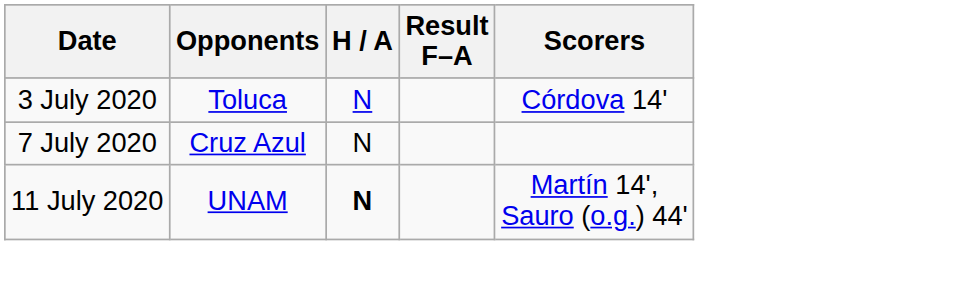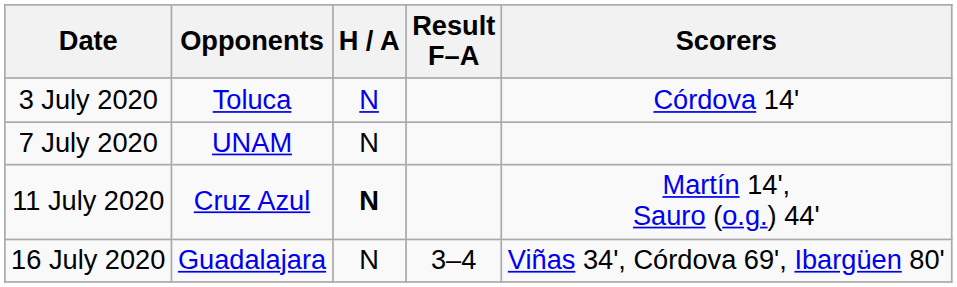(248, 142) Cruz Azul -> (252, 142) UNAM
(248, 201) UNAM -> (252, 201) Cruz Azul
+ row: (88, 259)
